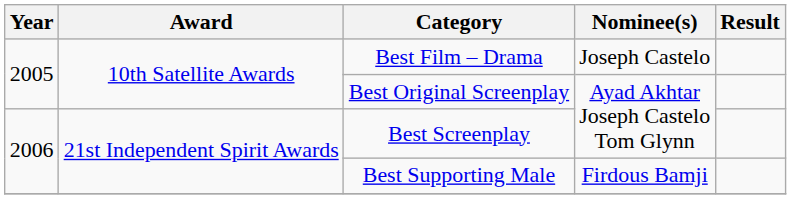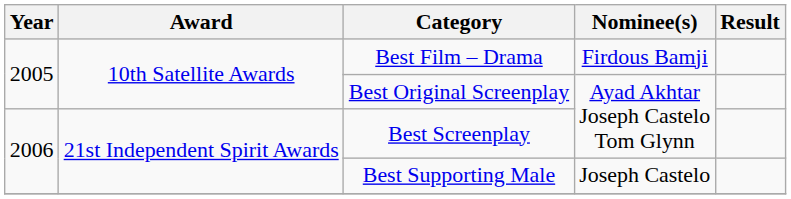(645, 56) Joseph Castelo -> (645, 56) Firdous Bamji
(645, 175) Firdous Bamji -> (645, 175) Joseph Castelo
